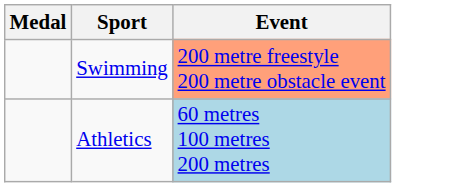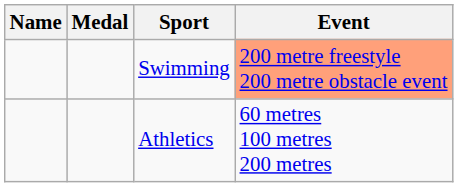+ column: (36, 22)
(224, 140) lightblue background -> (286, 140) no background
